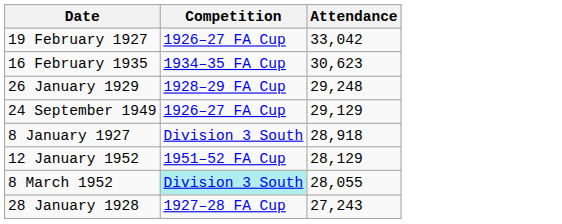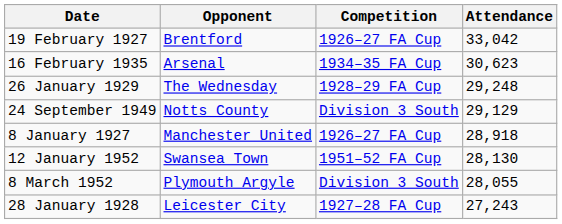+ column: (238, 16)
(225, 111) 1926–27 FA Cup -> (389, 111) Division 3 South
(233, 135) Division 3 South -> (380, 135) 1926–27 FA Cup
(336, 159) 28,129 -> (492, 159) 28,130
(233, 183) paleturquoise background -> (389, 183) no background
